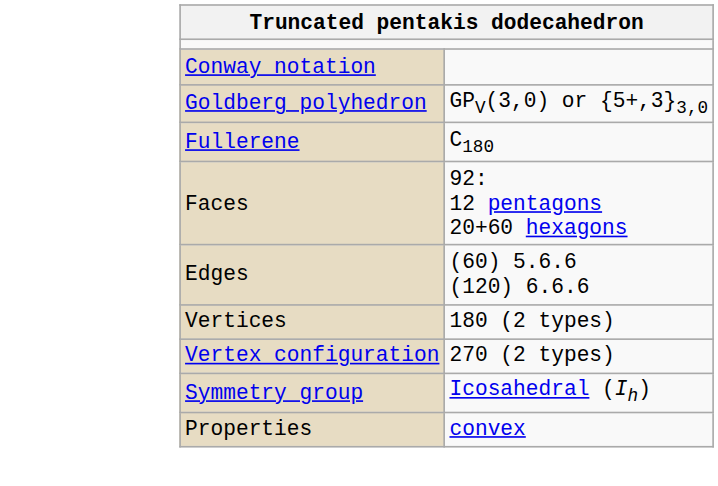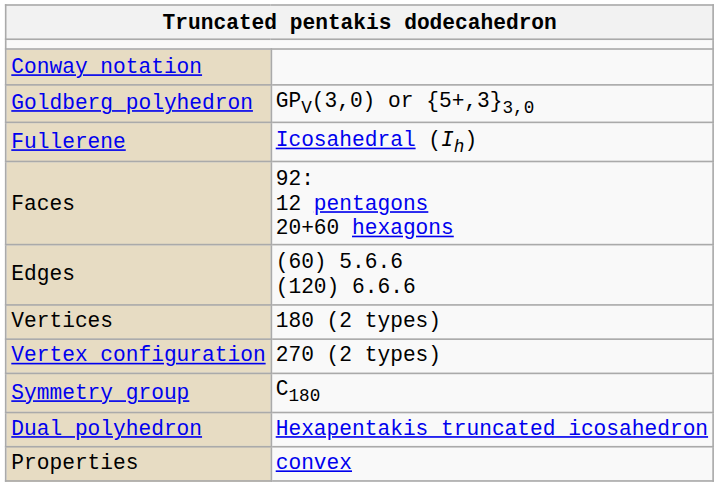(472, 142) C180 -> (376, 142) Icosahedral (Ih)
(550, 393) Icosahedral (Ih) -> (298, 393) C180
+ row: (107, 429)
